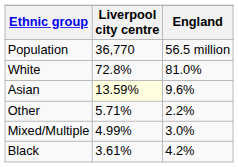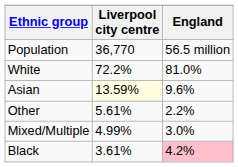(114, 70) 72.8% -> (114, 70) 72.2%
(114, 111) 5.71% -> (114, 111) 5.61%
(180, 151) no background -> (180, 151) pink background
